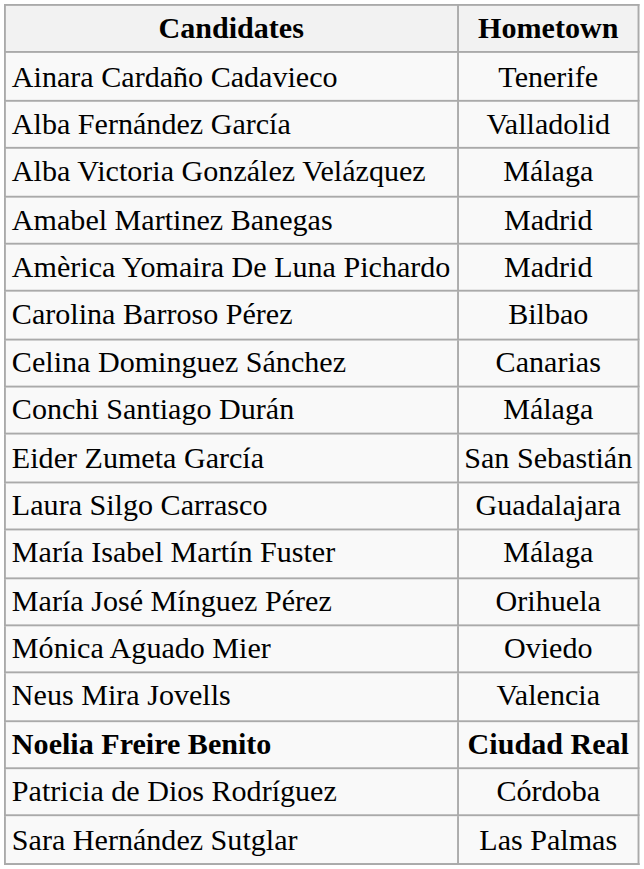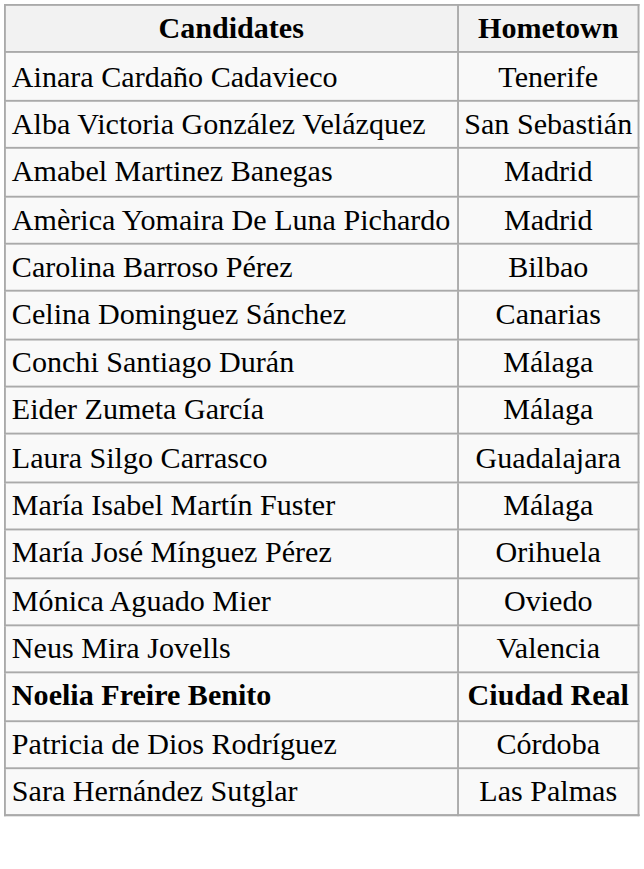- row: (151, 123)
(548, 171) Málaga -> (548, 123) San Sebastián
(548, 457) San Sebastián -> (548, 409) Málaga
